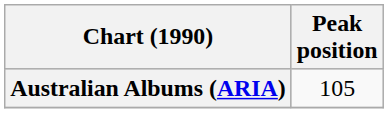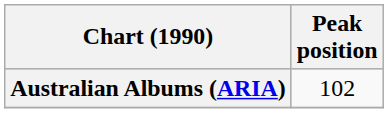(337, 88) 105 -> (337, 88) 102
